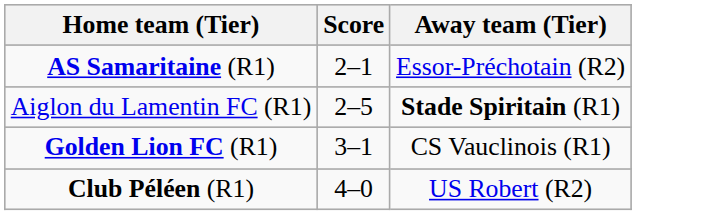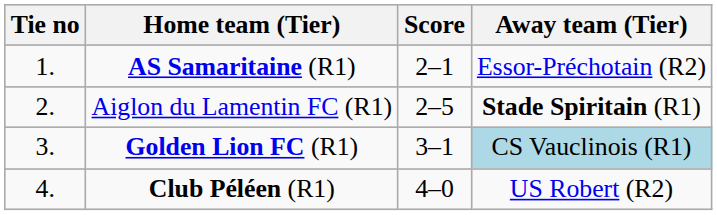+ column: (45, 24)
(511, 147) no background -> (591, 147) lightblue background
